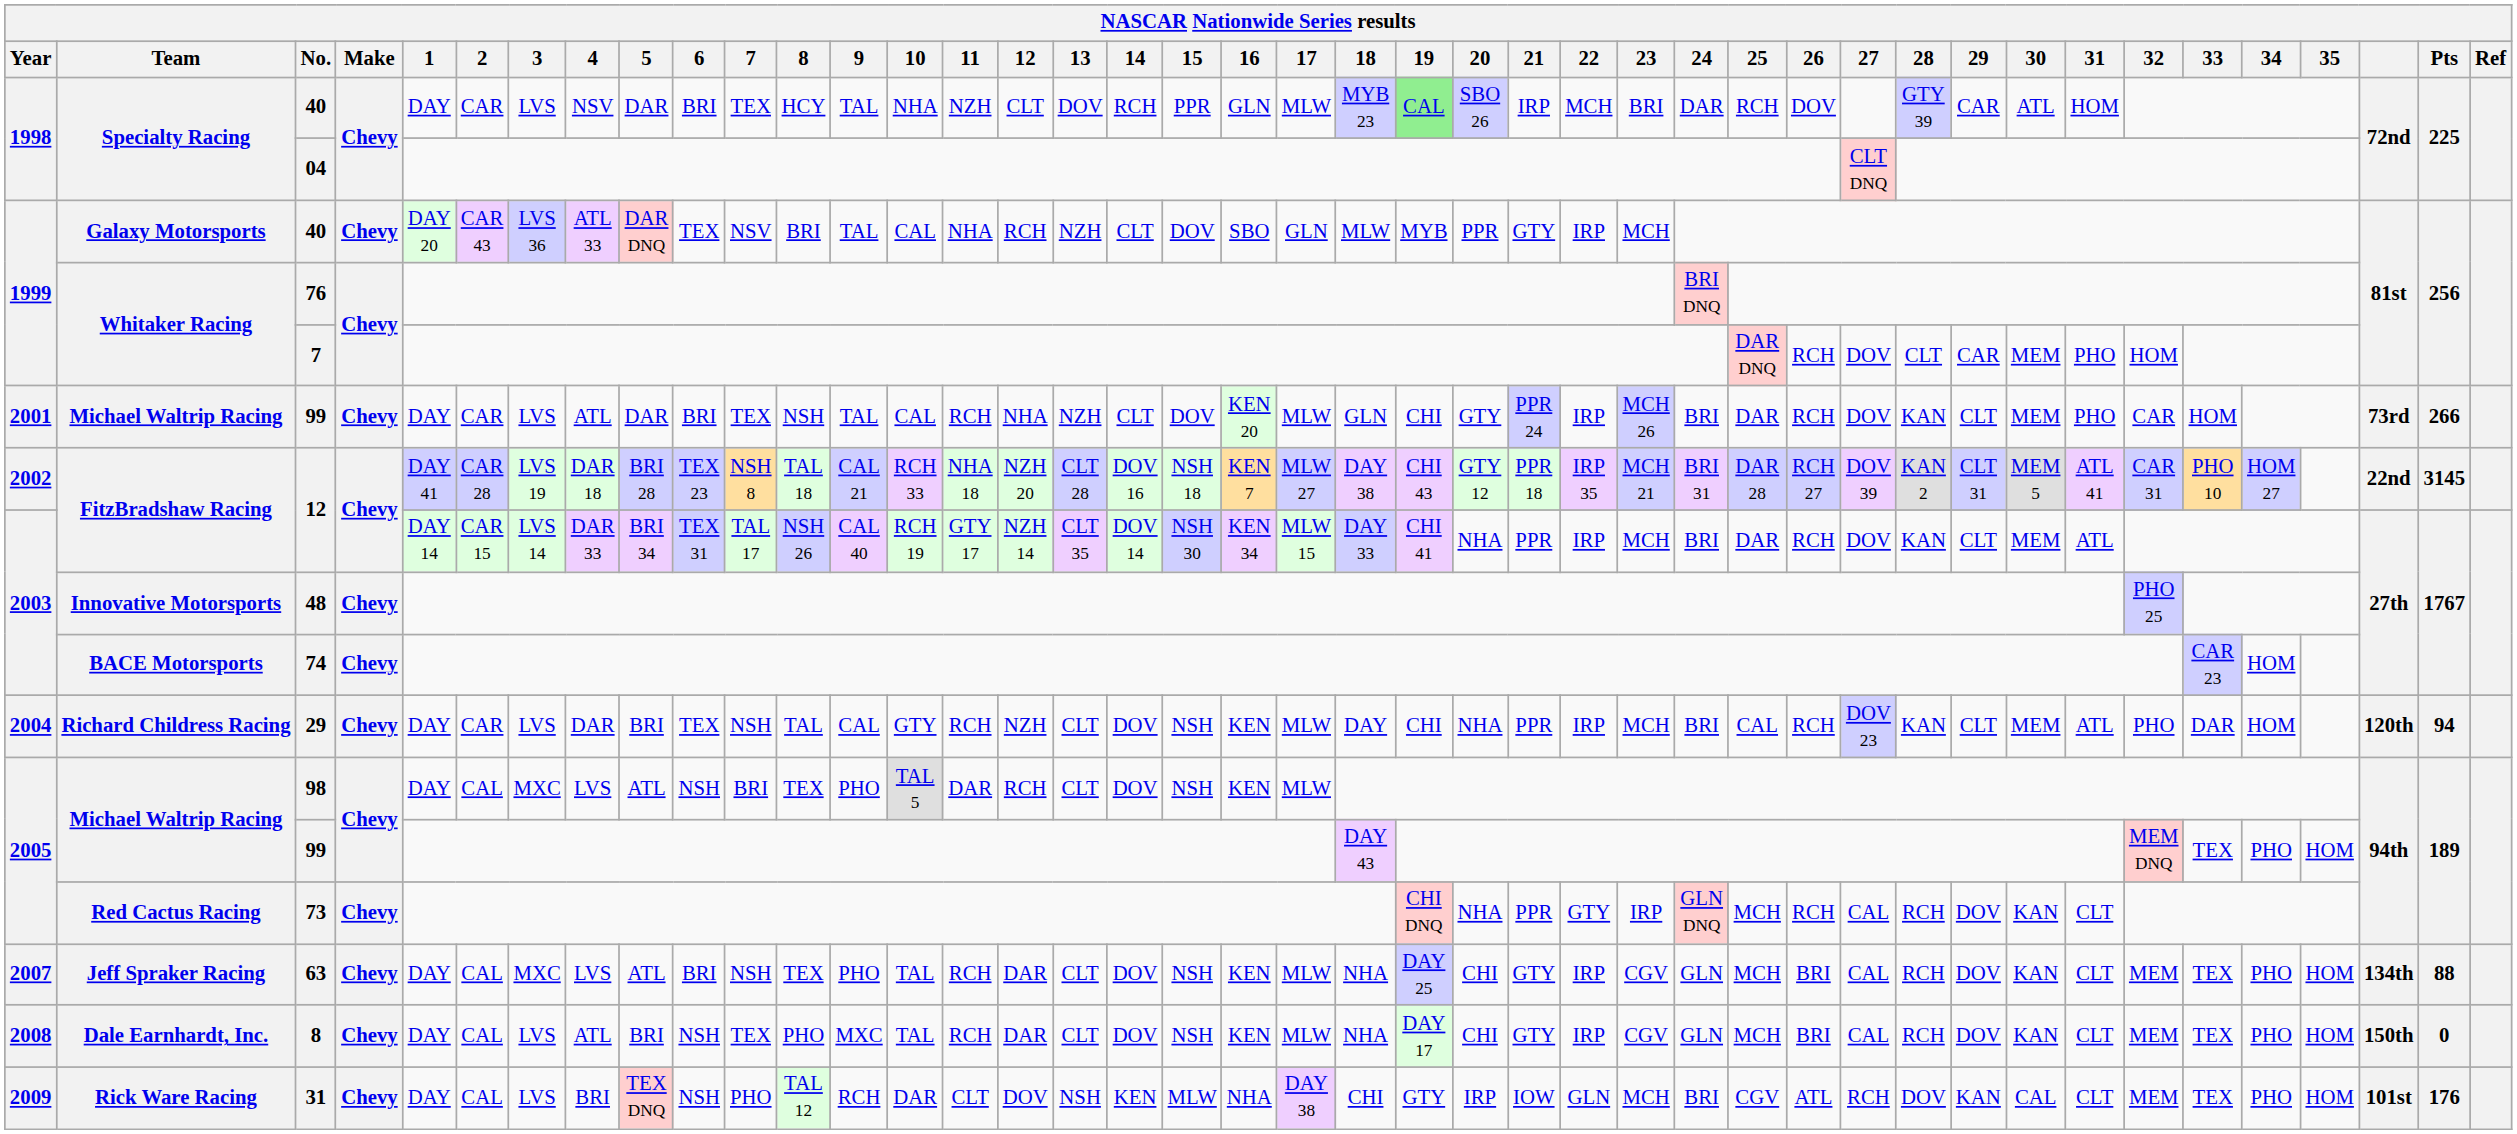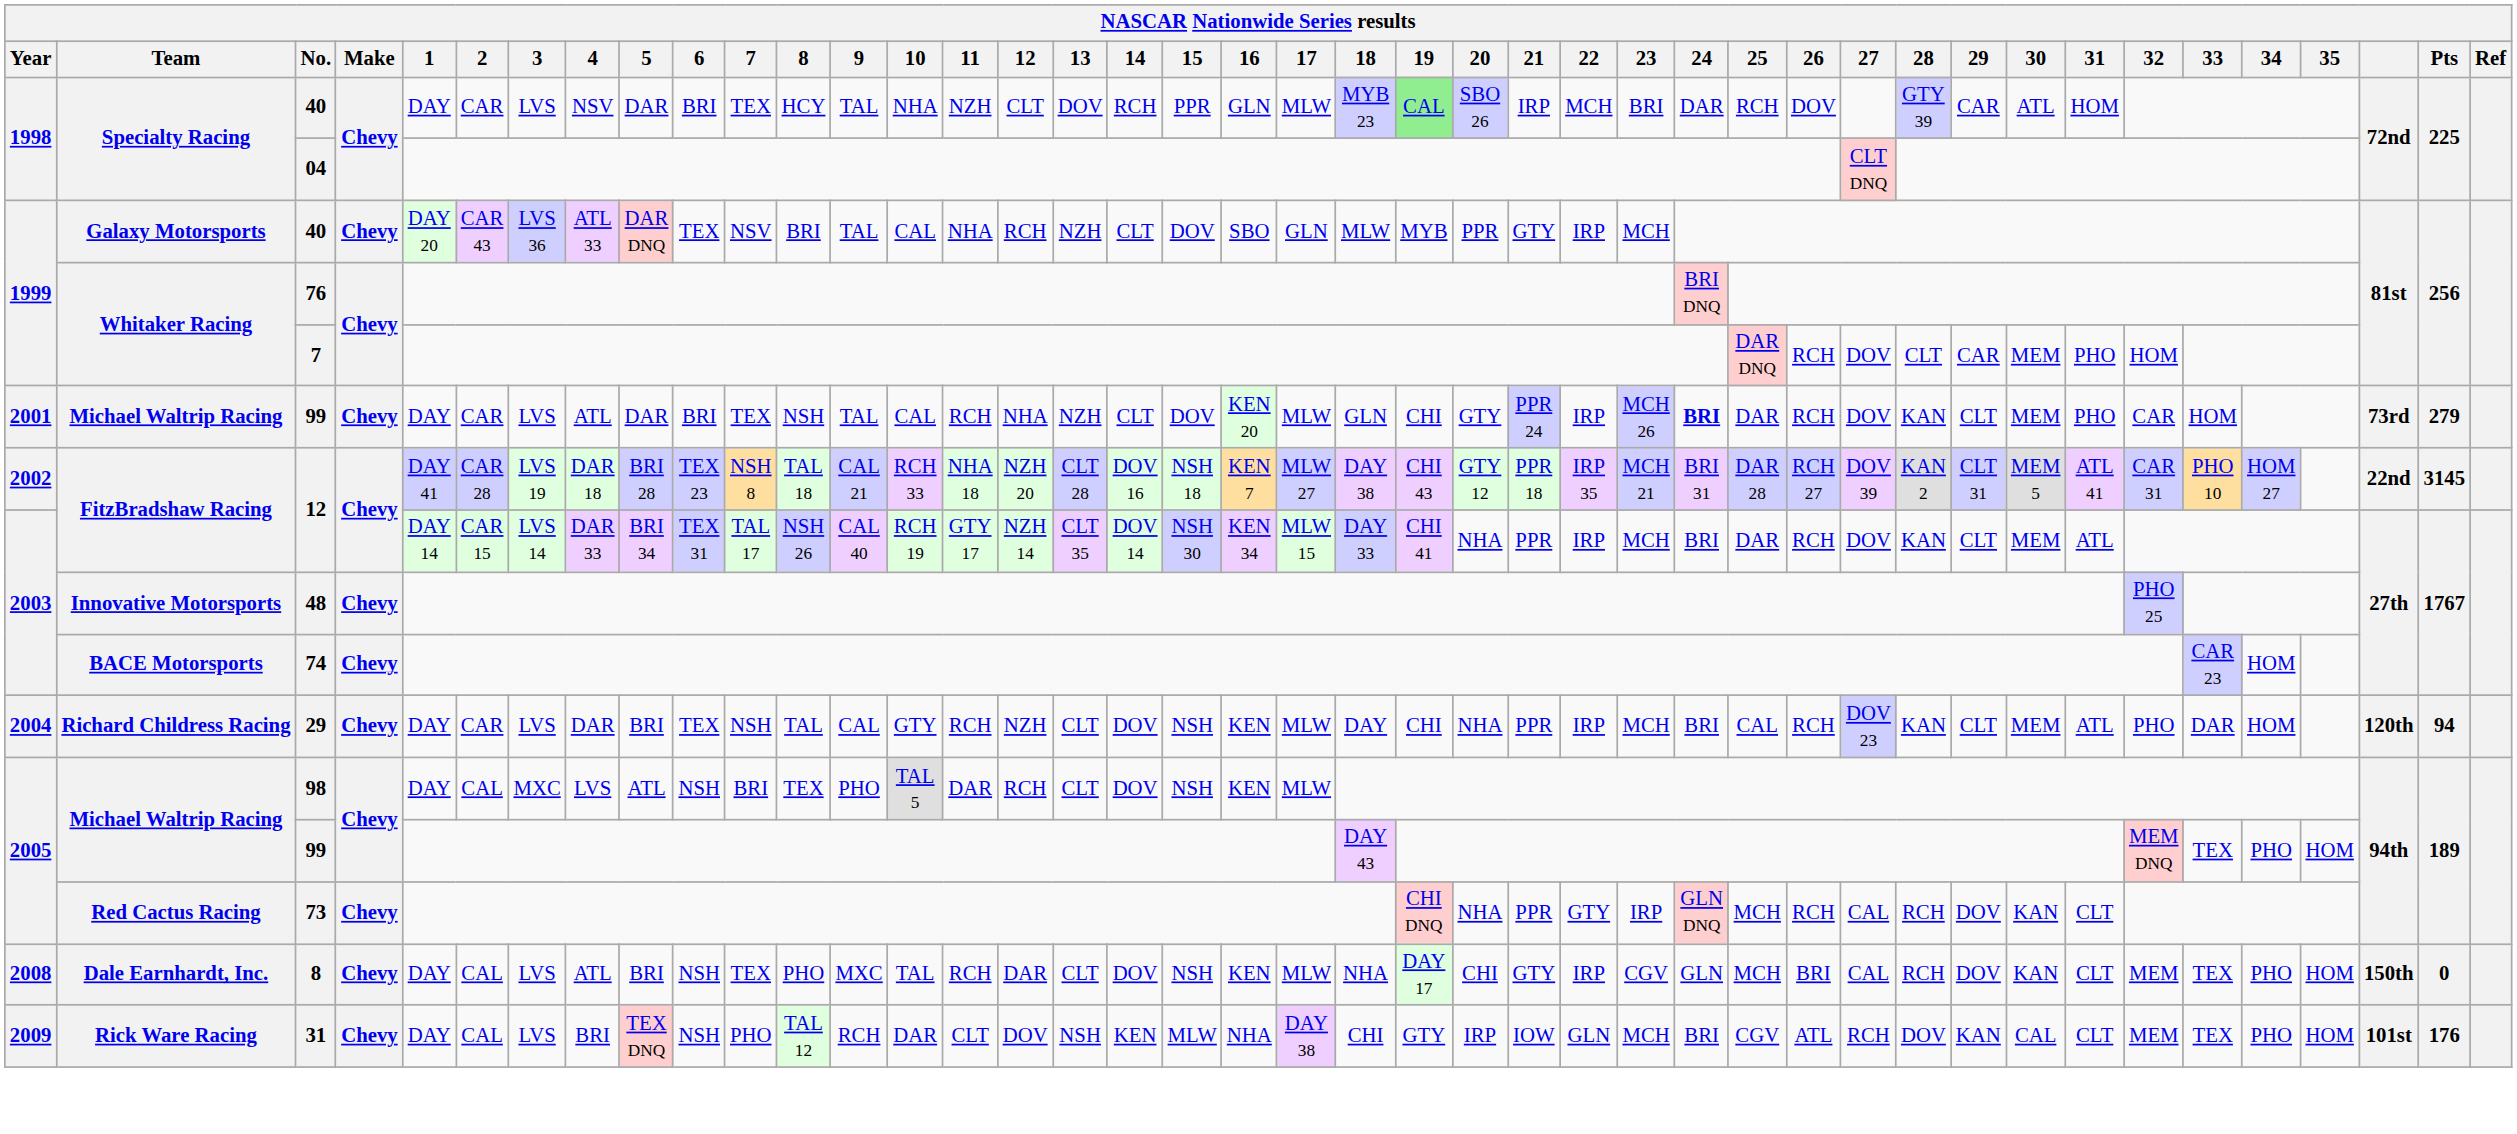(1702, 416) normal -> (1702, 416) bold
(2444, 416) 266 -> (2444, 416) 279
- row: (31, 973)
